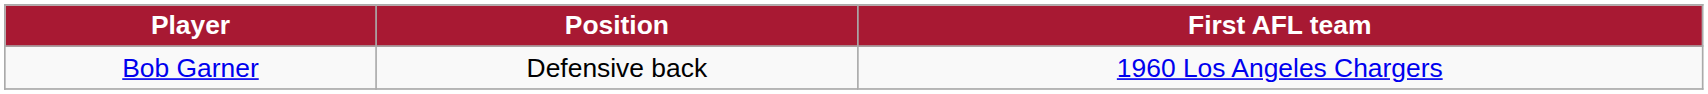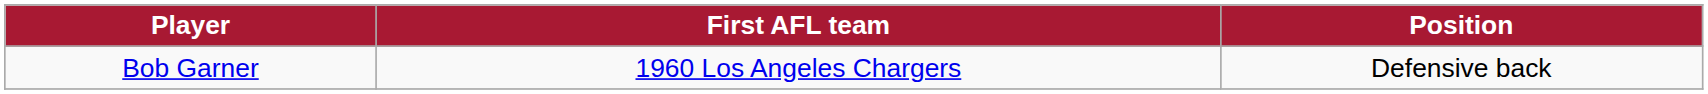columns swapped: (617, 25) <-> (1280, 25)
